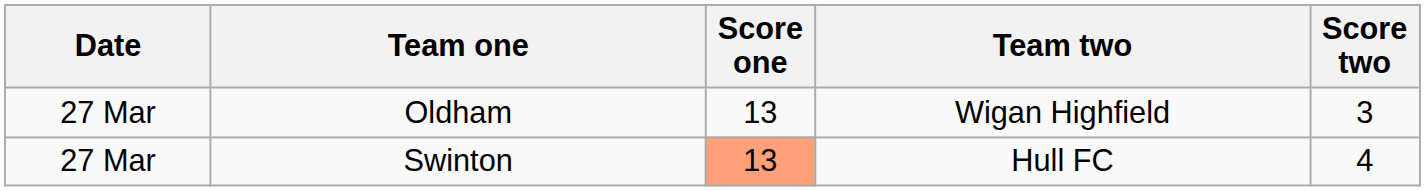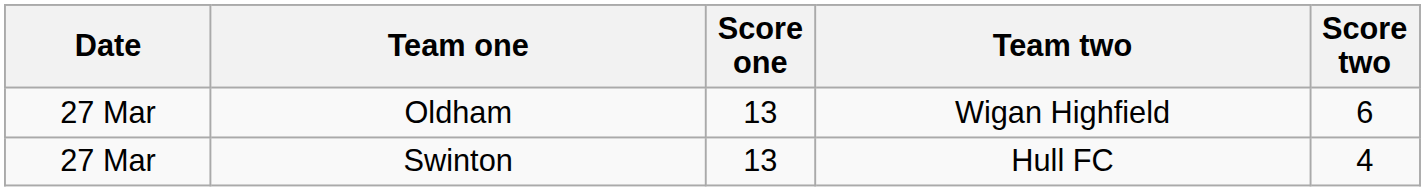(1365, 112) 3 -> (1365, 112) 6
(760, 160) lightsalmon background -> (760, 160) no background
